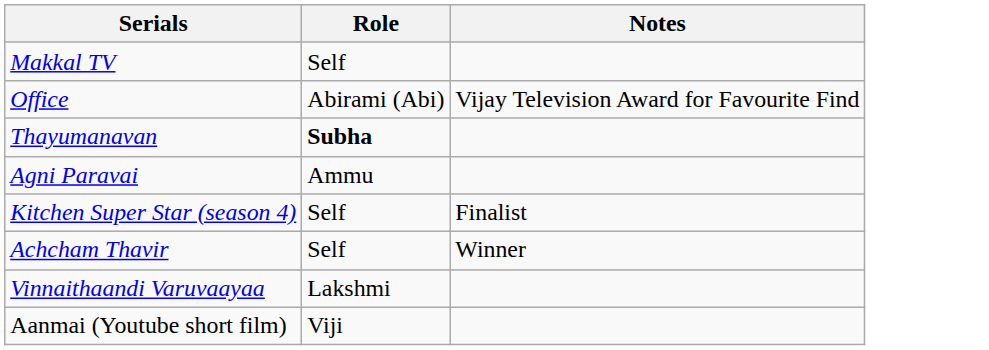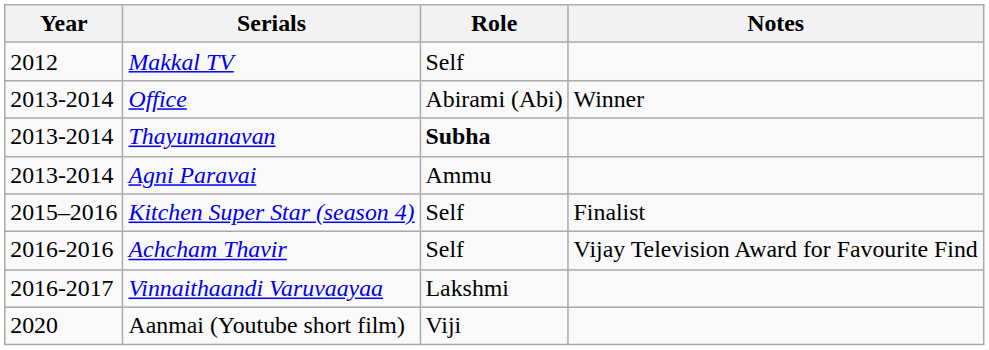+ column: (64, 23)
(657, 99) Vijay Television Award for Favourite Find -> (609, 99) Winner
(491, 250) Winner -> (776, 250) Vijay Television Award for Favourite Find
